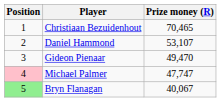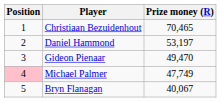(180, 43) 53,107 -> (180, 43) 53,197
(180, 74) 47,747 -> (180, 74) 47,749
(23, 89) lightgreen background -> (23, 89) no background
